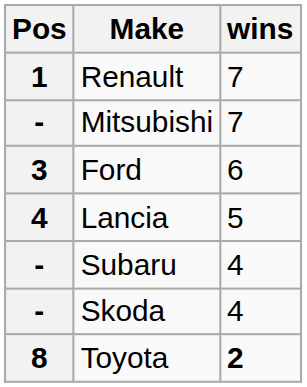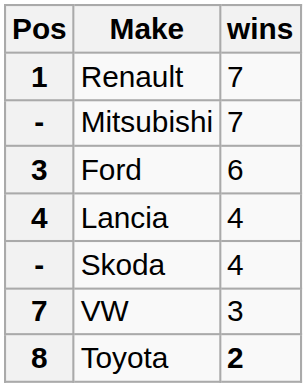(235, 217) 5 -> (235, 217) 4
- row: (129, 264)
+ row: (105, 312)
